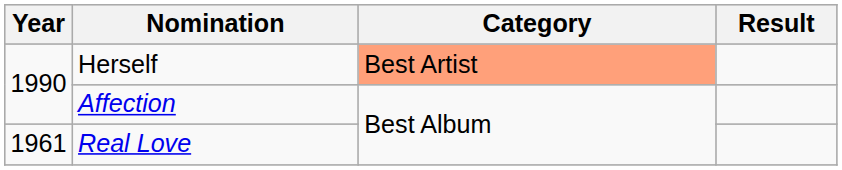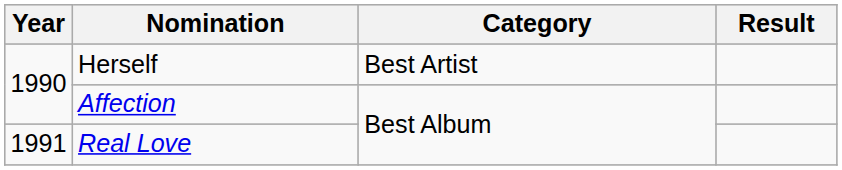(421, 64) lightsalmon background -> (421, 64) no background
(39, 143) 1961 -> (39, 143) 1991
